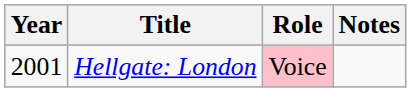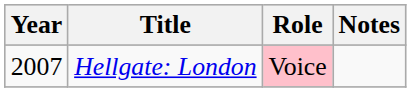(37, 65) 2001 -> (37, 65) 2007
